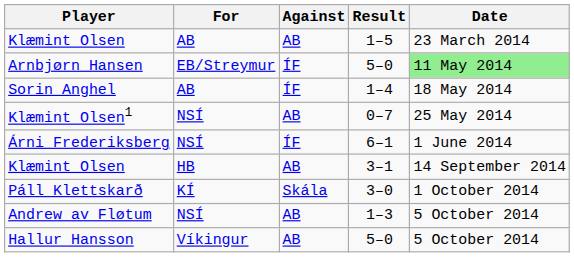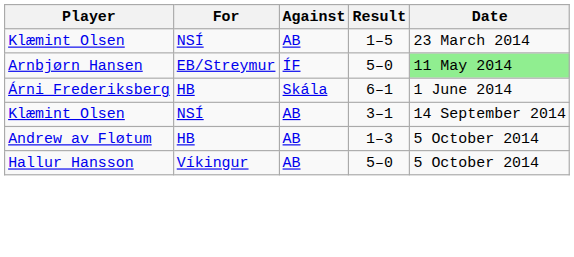(186, 41) AB -> (190, 41) NSÍ
- row: (62, 90)
- row: (70, 116)
(190, 142) NSÍ -> (186, 90) HB
(292, 142) ÍF -> (305, 90) Skála
(186, 167) HB -> (190, 114) NSÍ
- row: (75, 191)
(190, 216) NSÍ -> (186, 139) HB
